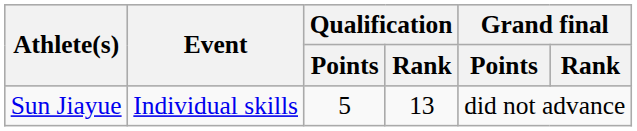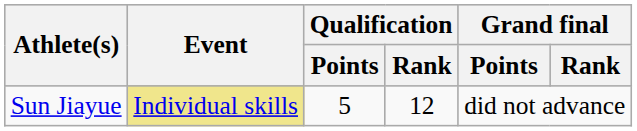(216, 105) no background -> (216, 105) khaki background
(422, 105) 13 -> (422, 105) 12
